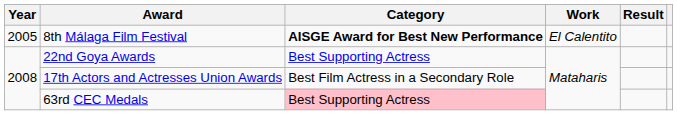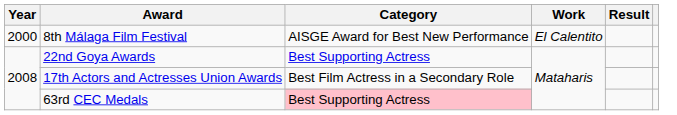(22, 36) 2005 -> (22, 36) 2000
(416, 36) bold -> (408, 36) normal
